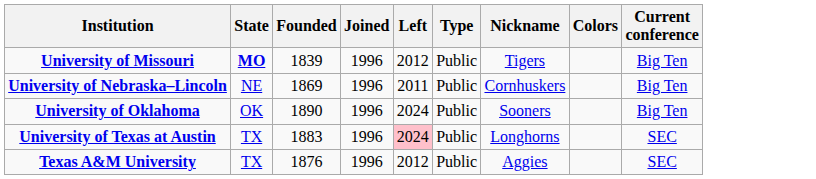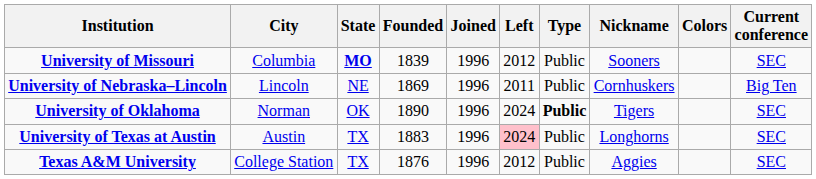+ column: (284, 26)
(525, 60) Tigers -> (634, 60) Sooners
(662, 60) Big Ten -> (771, 60) SEC
(457, 111) normal -> (564, 111) bold
(525, 111) Sooners -> (634, 111) Tigers
(662, 111) Big Ten -> (771, 111) SEC
